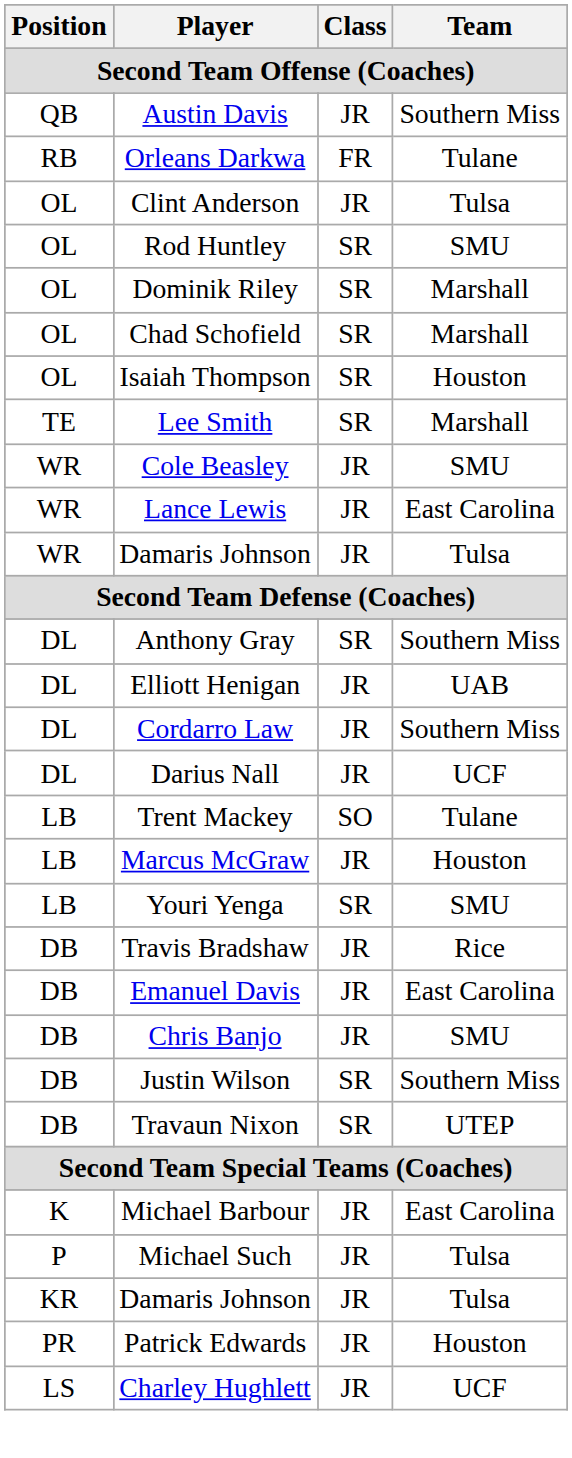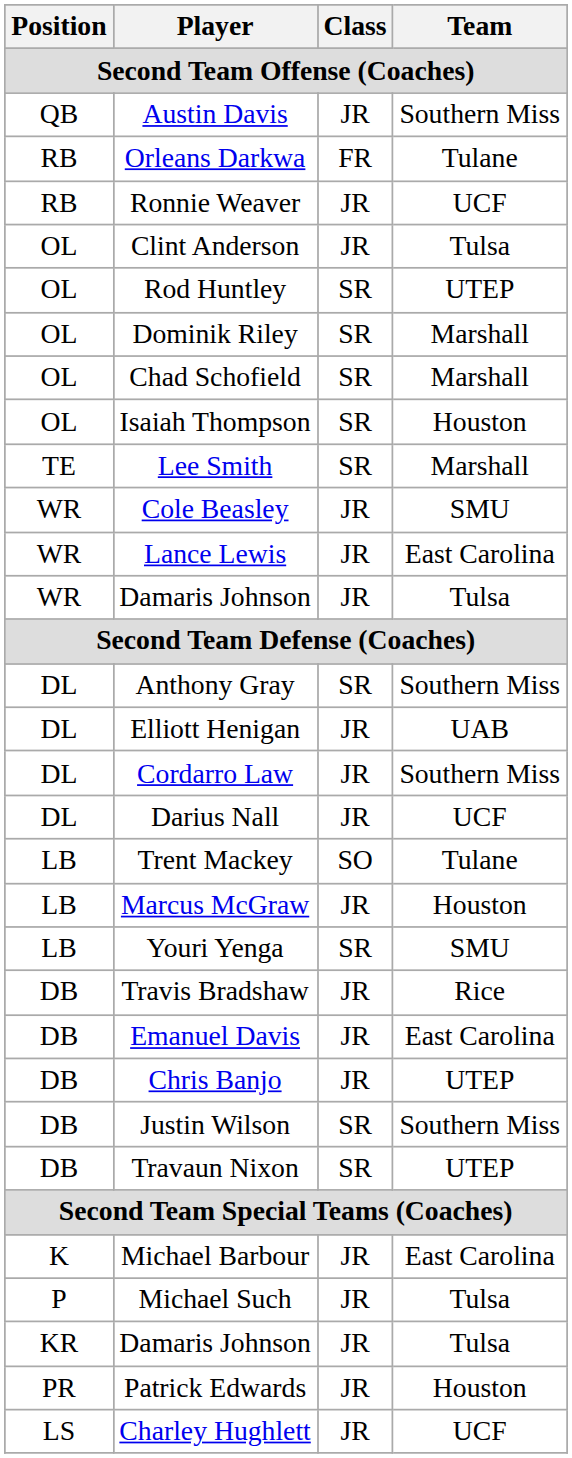+ row: (59, 202)
(480, 245) SMU -> (480, 289) UTEP
(480, 1036) SMU -> (480, 1080) UTEP
